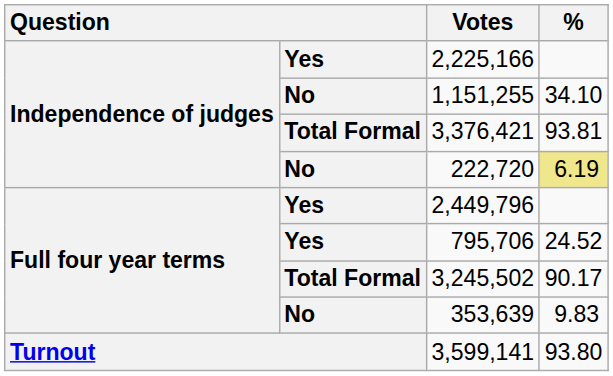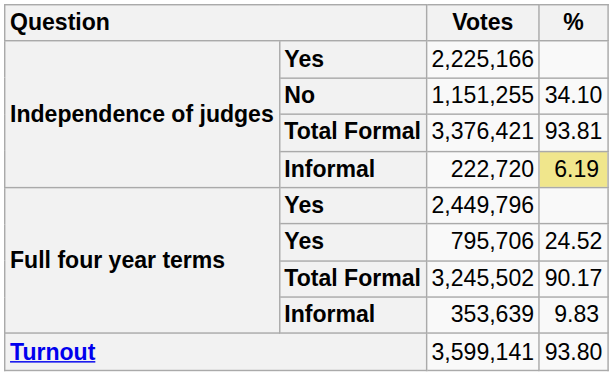(300, 168) No -> (330, 168) Informal
(300, 315) No -> (330, 315) Informal
